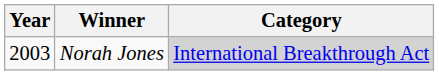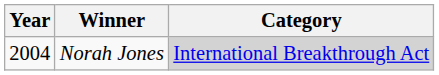(30, 53) 2003 -> (30, 53) 2004
